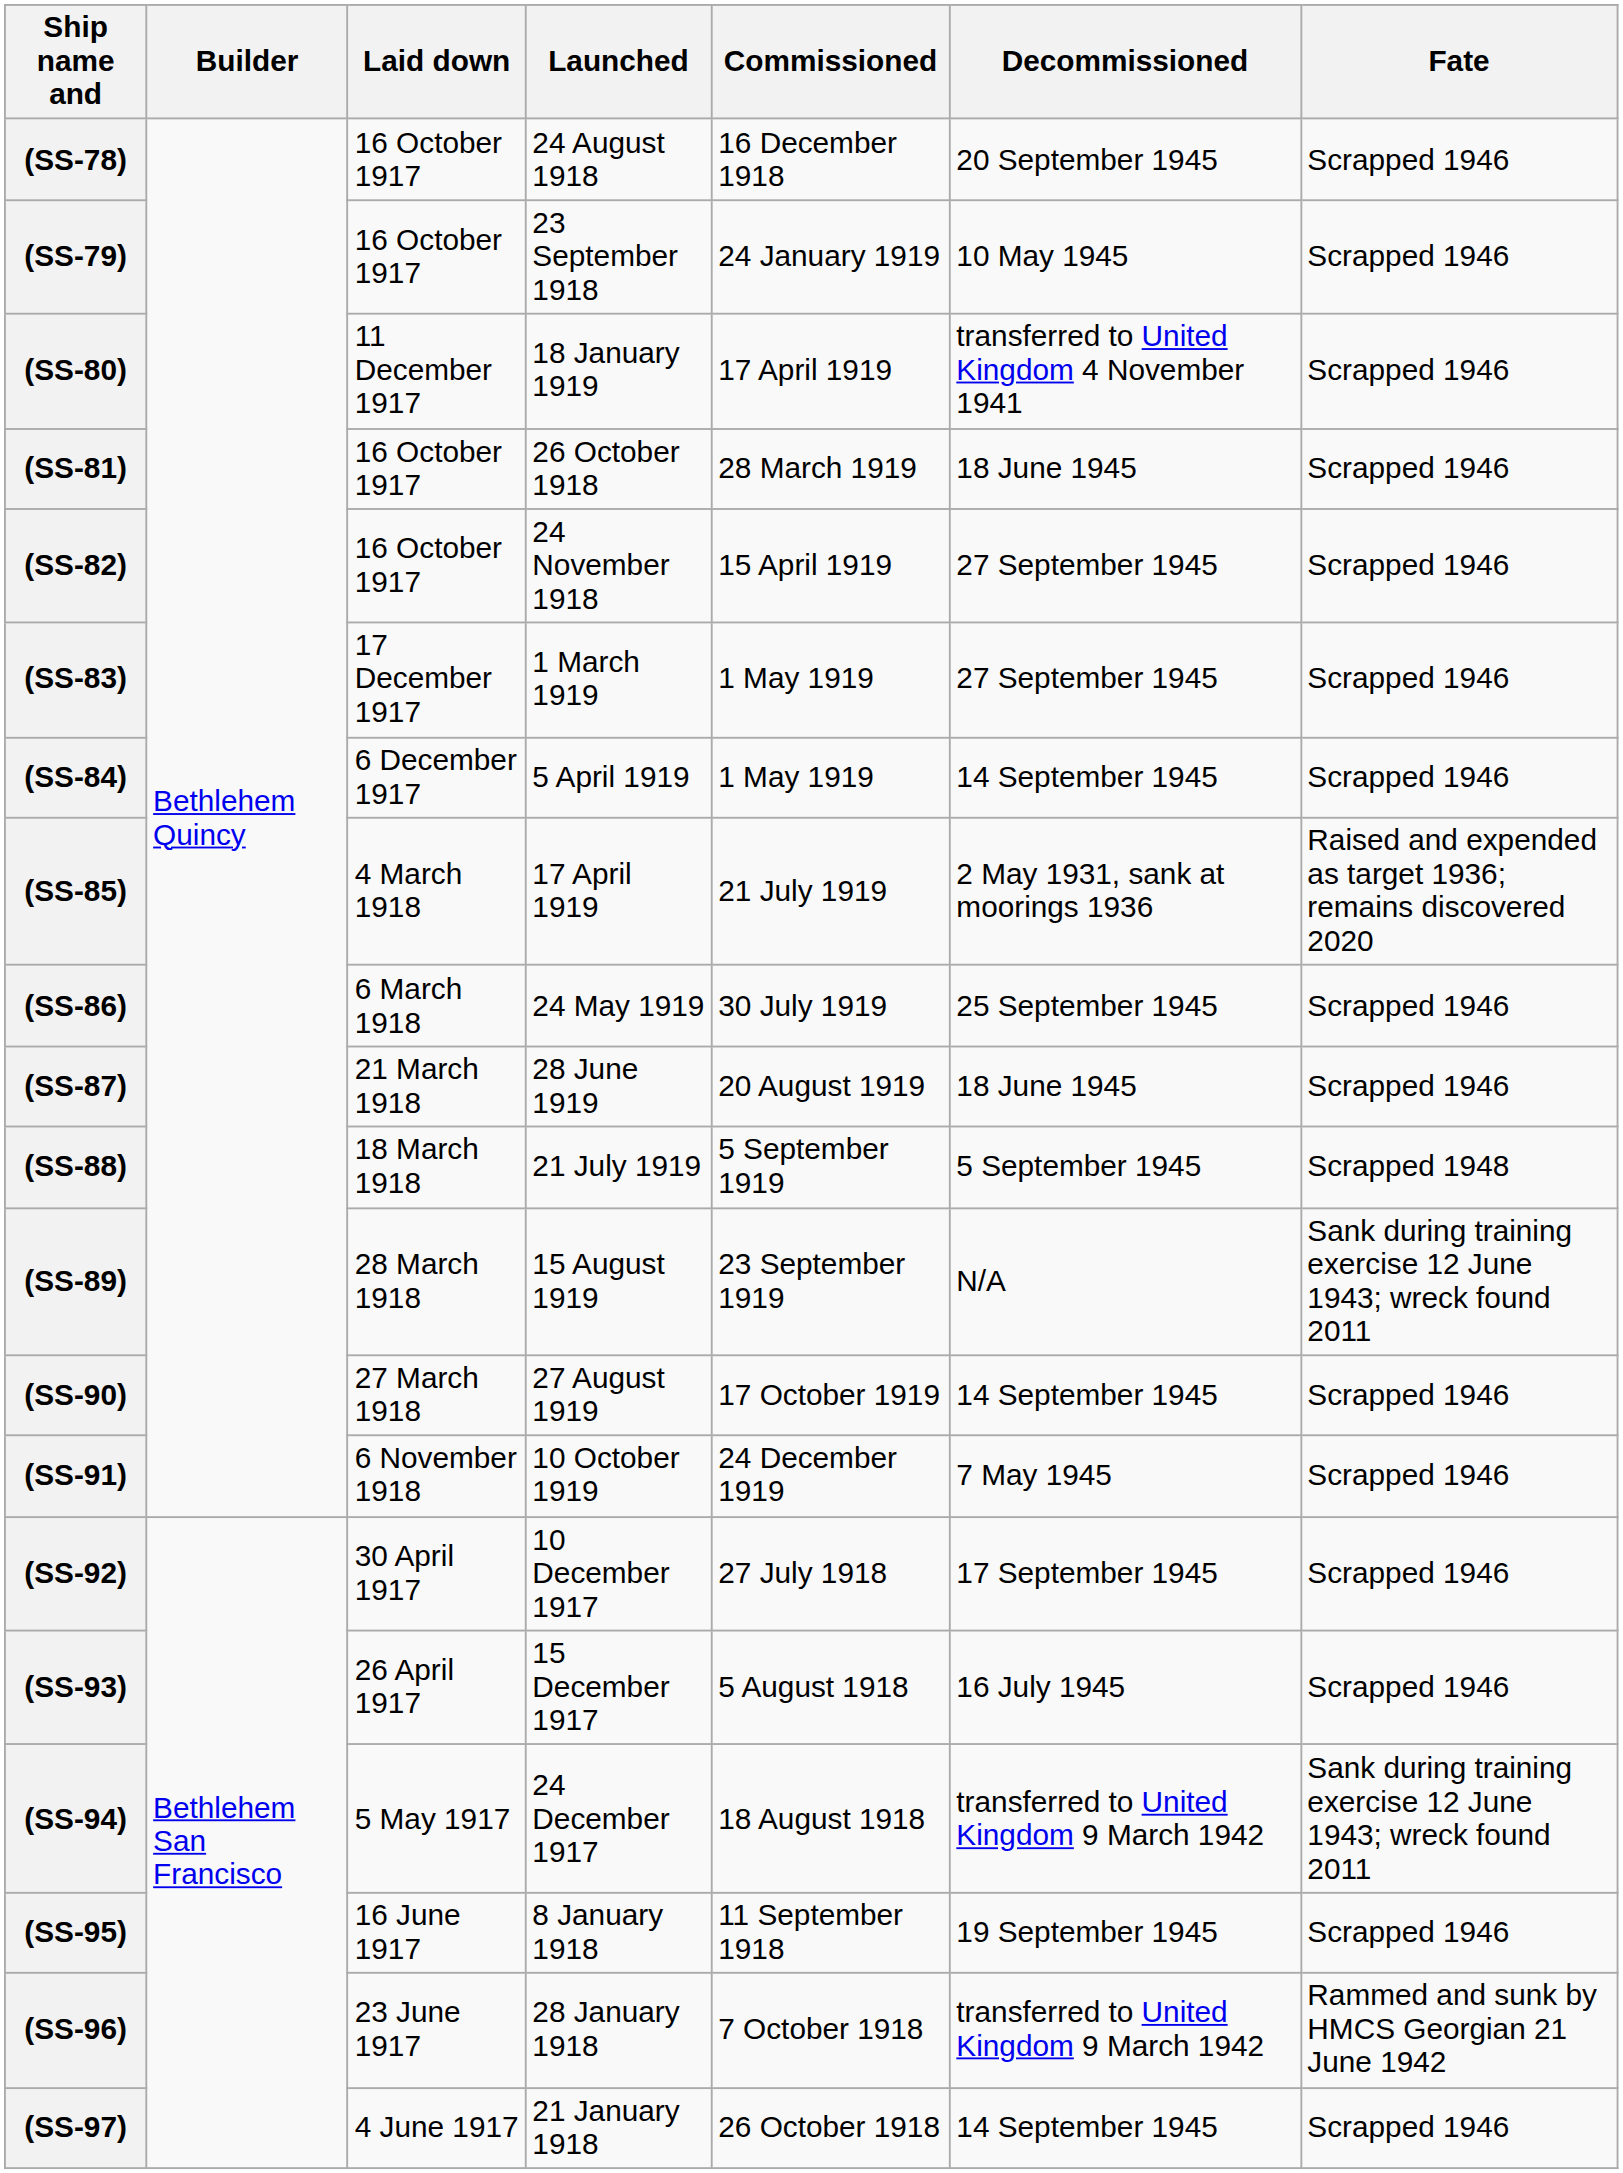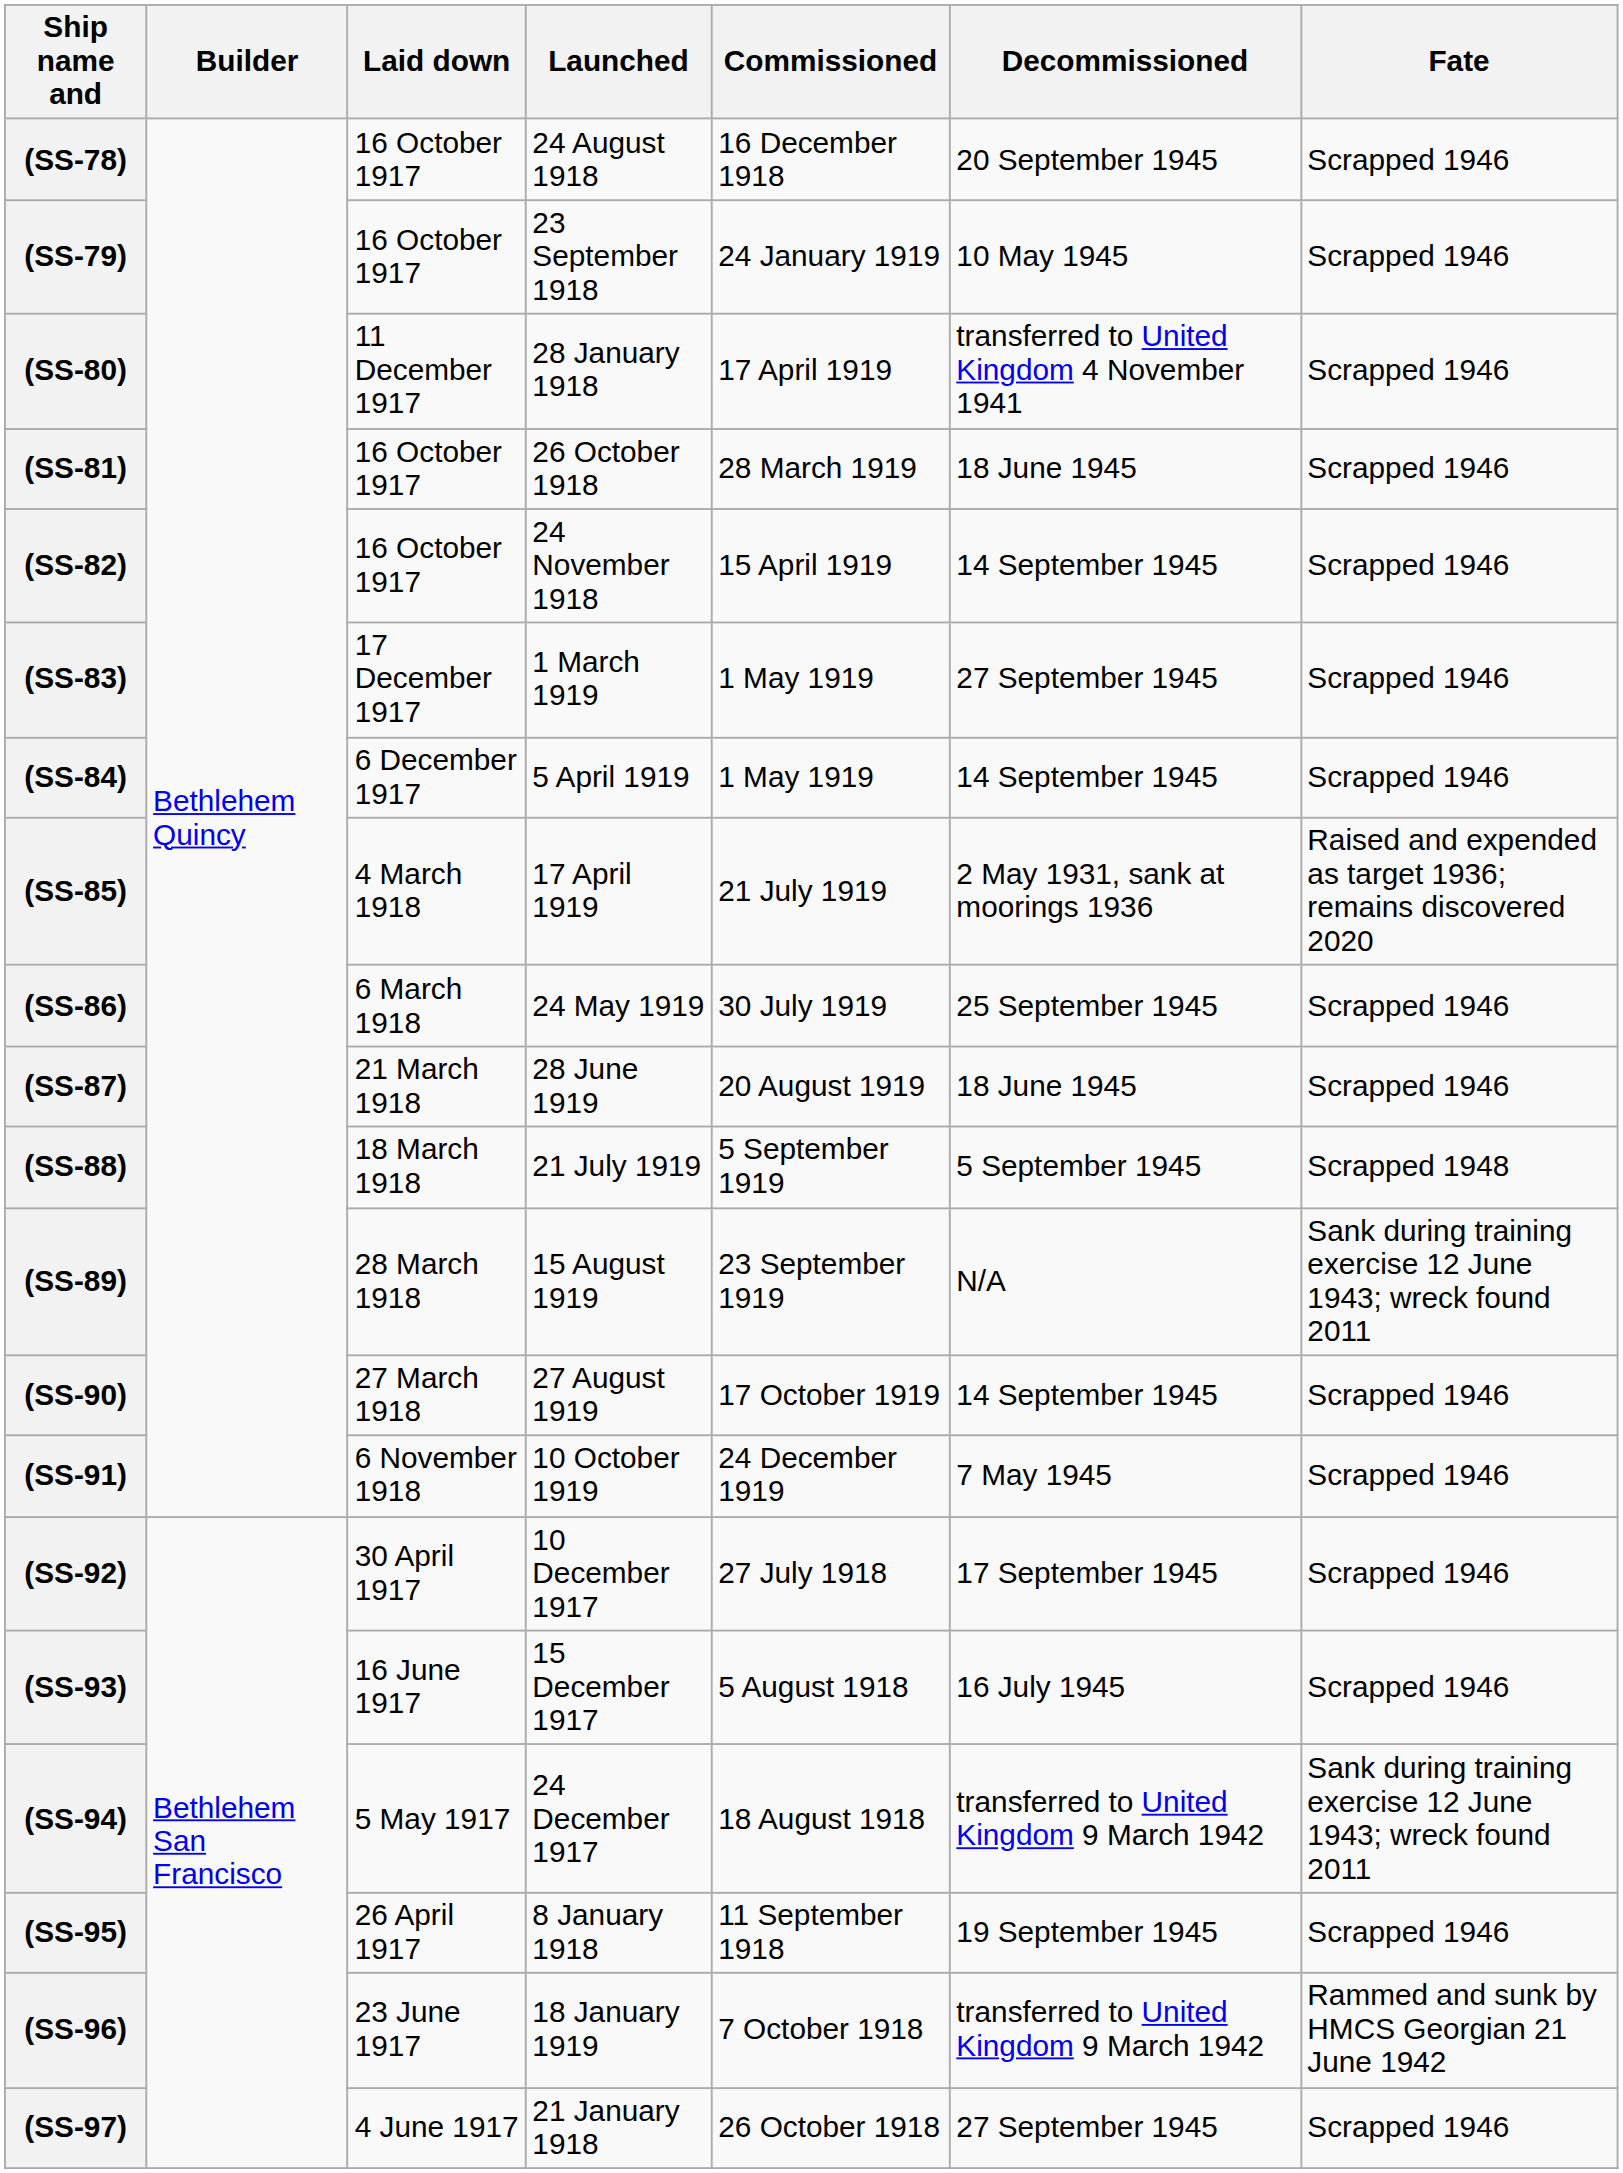(606, 370) 18 January 1919 -> (606, 370) 28 January 1918
(1087, 565) 27 September 1945 -> (1087, 565) 14 September 1945
(404, 1687) 26 April 1917 -> (408, 1687) 16 June 1917
(408, 1932) 16 June 1917 -> (404, 1932) 26 April 1917
(606, 2029) 28 January 1918 -> (606, 2029) 18 January 1919
(1087, 2127) 14 September 1945 -> (1087, 2127) 27 September 1945
